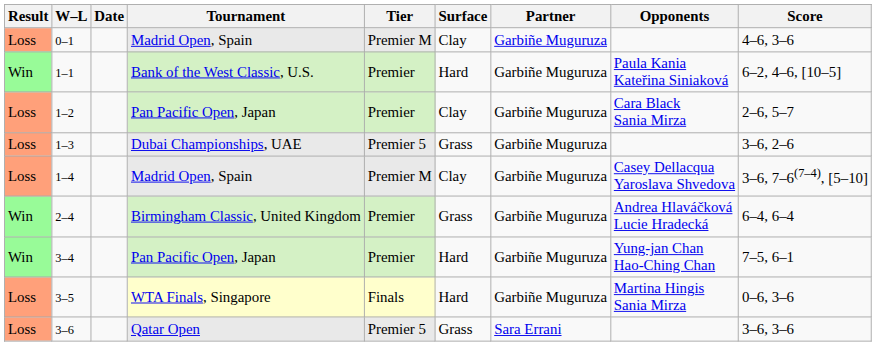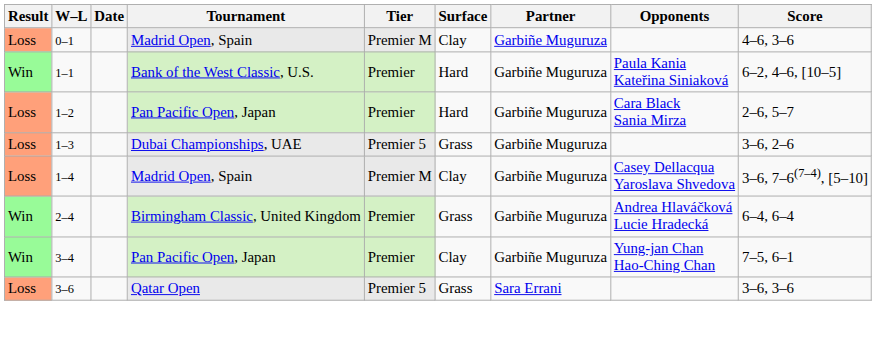(453, 112) Clay -> (453, 112) Hard
(453, 256) Hard -> (453, 256) Clay
- row: (65, 298)
